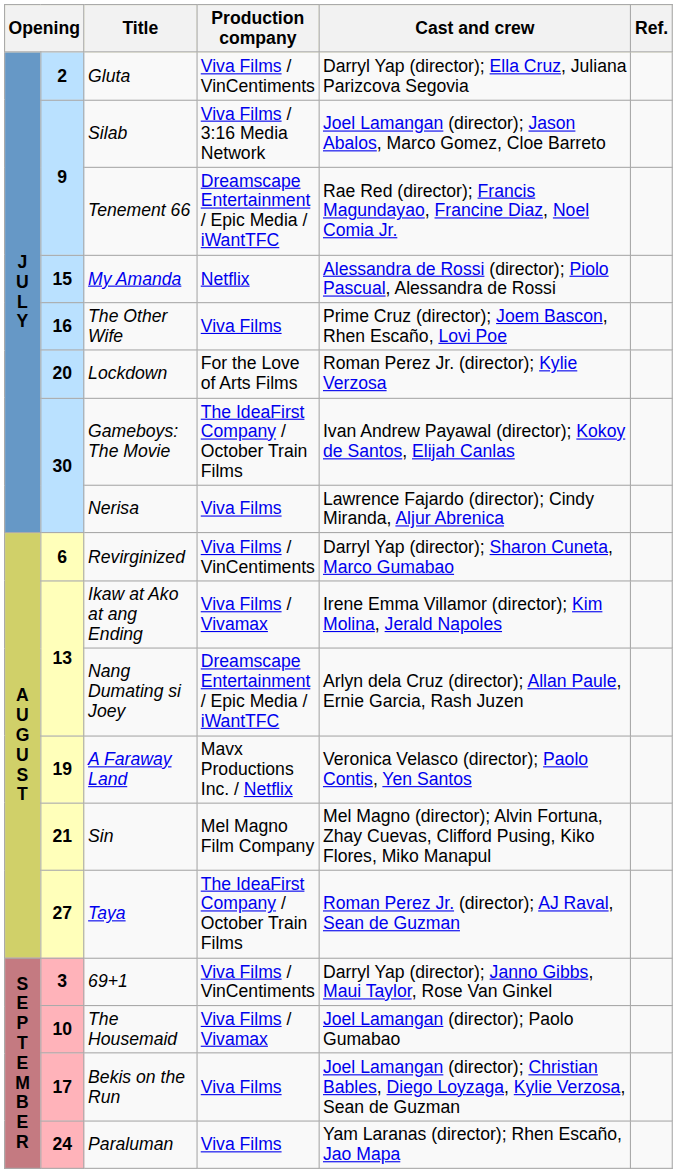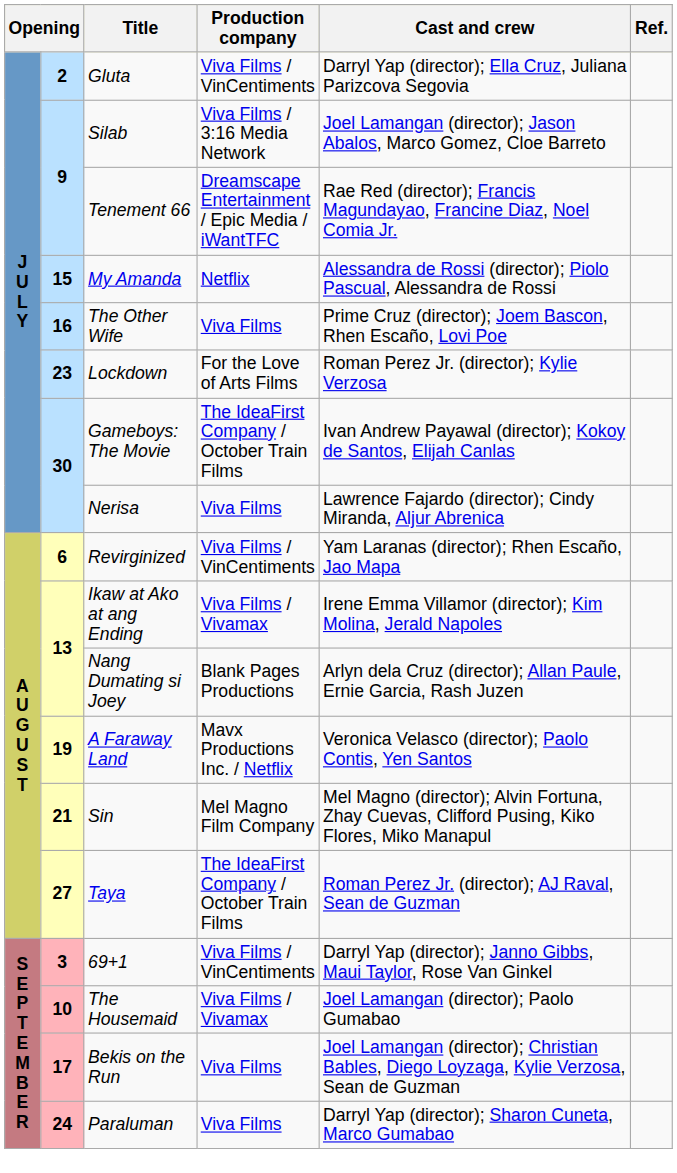(62, 374) 20 -> (62, 374) 23
(468, 556) Darryl Yap (director); Sharon Cuneta, Marco Gumabao -> (472, 556) Yam Laranas (director); Rhen Escaño, Jao Mapa
(256, 691) Dreamscape Entertainment / Epic Media / iWantTFC -> (250, 681) Blank Pages Productions
(472, 1144) Yam Laranas (director); Rhen Escaño, Jao Mapa -> (468, 1124) Darryl Yap (director); Sharon Cuneta, Marco Gumabao
